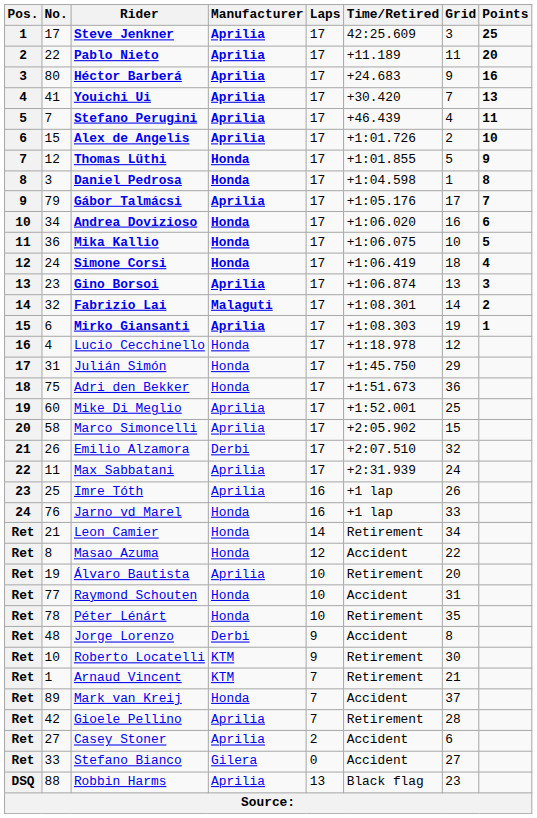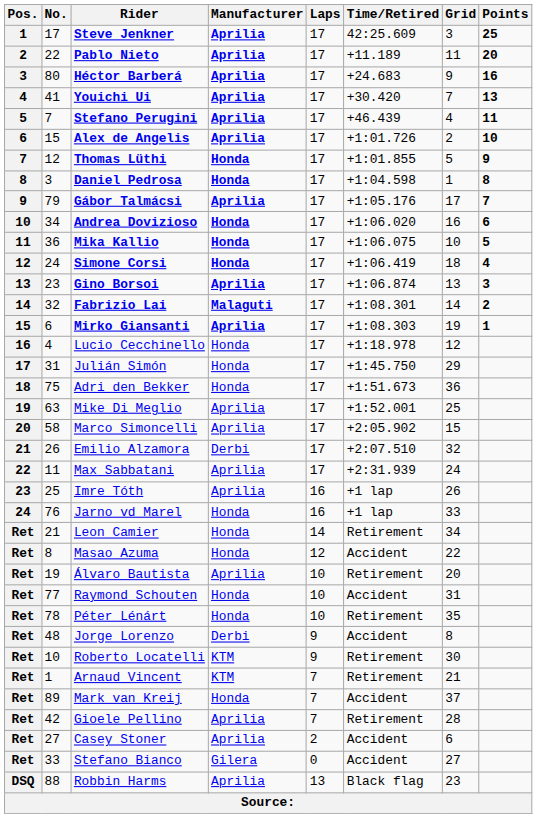(52, 409) 60 -> (52, 409) 63
